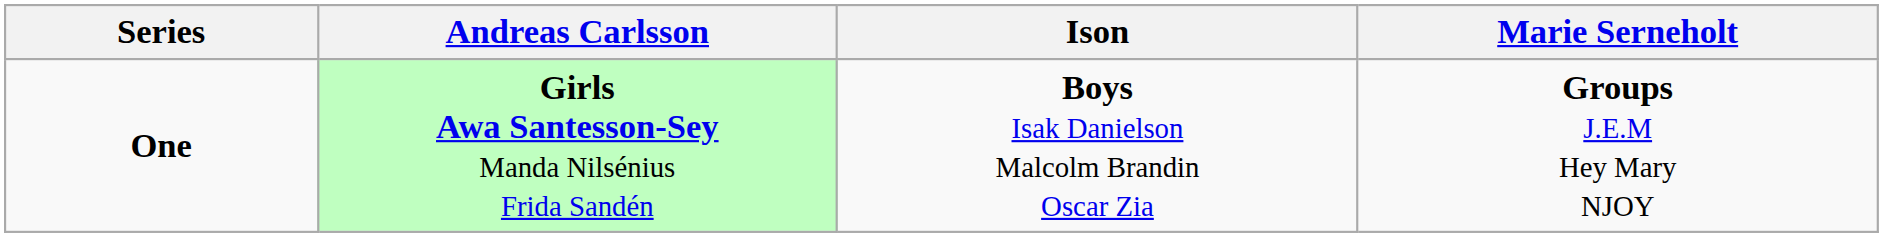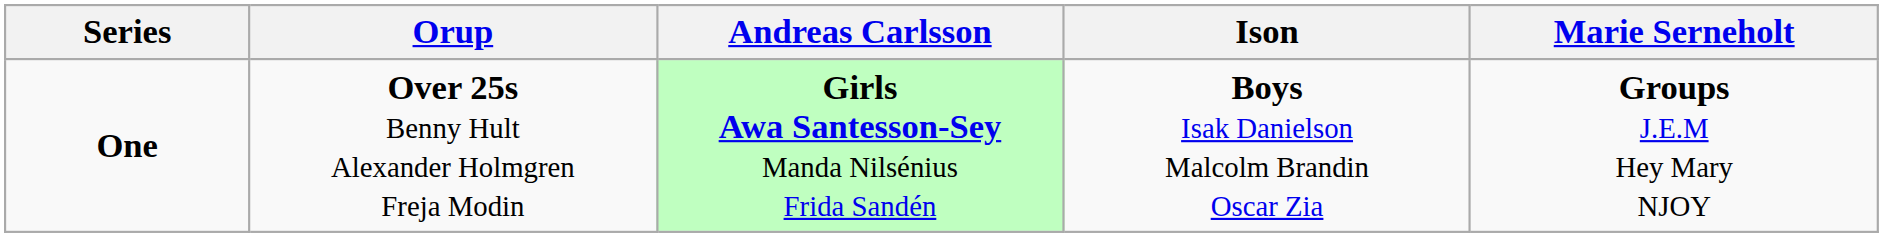+ column: (453, 31)
